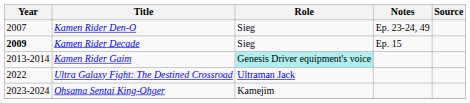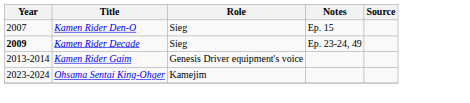(403, 28) Ep. 23-24, 49 -> (321, 28) Ep. 15
(389, 43) Ep. 15 -> (335, 43) Ep. 23-24, 49
(304, 59) paleturquoise background -> (236, 59) no background
- row: (143, 75)
